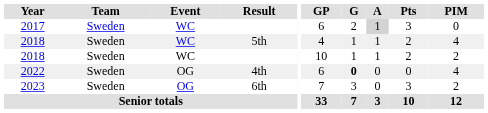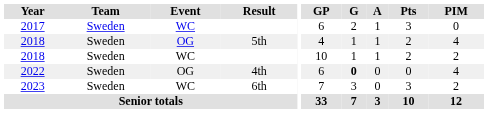(377, 26) lightgrey background -> (377, 26) no background
(185, 41) WC -> (185, 41) OG
(185, 86) OG -> (185, 86) WC
